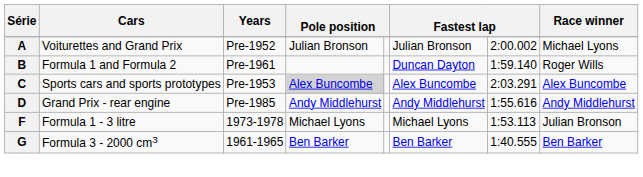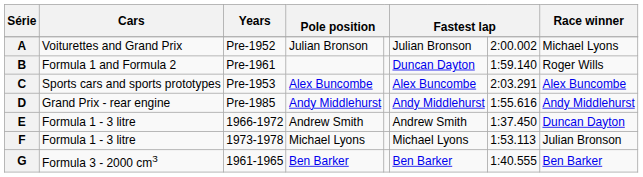(331, 84) lightgrey background -> (331, 84) no background
+ row: (22, 122)
